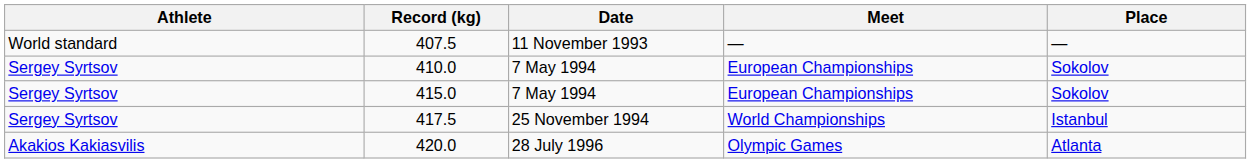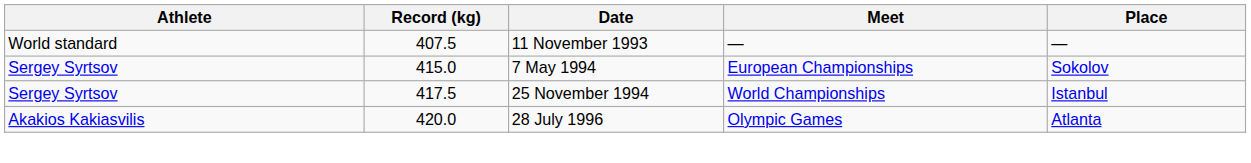- row: (436, 69)
